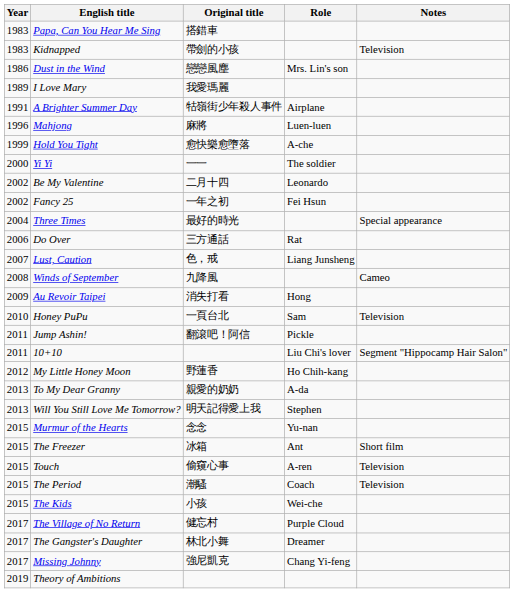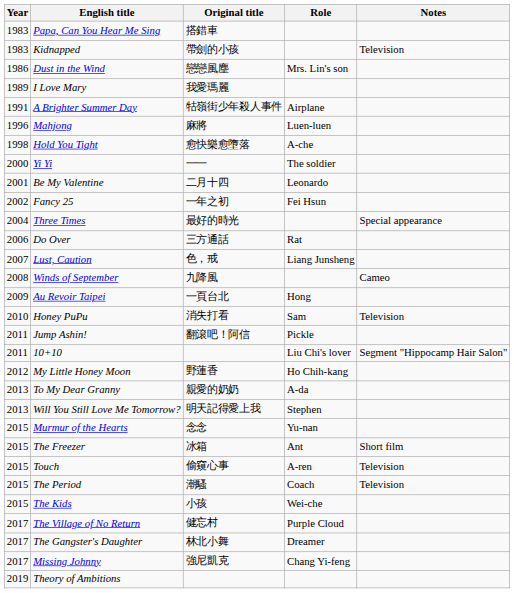(18, 145) 1999 -> (18, 145) 1998
(18, 183) 2002 -> (18, 183) 2001
(207, 296) 消失打看 -> (207, 296) 一頁台北
(207, 315) 一頁台北 -> (207, 315) 消失打看
